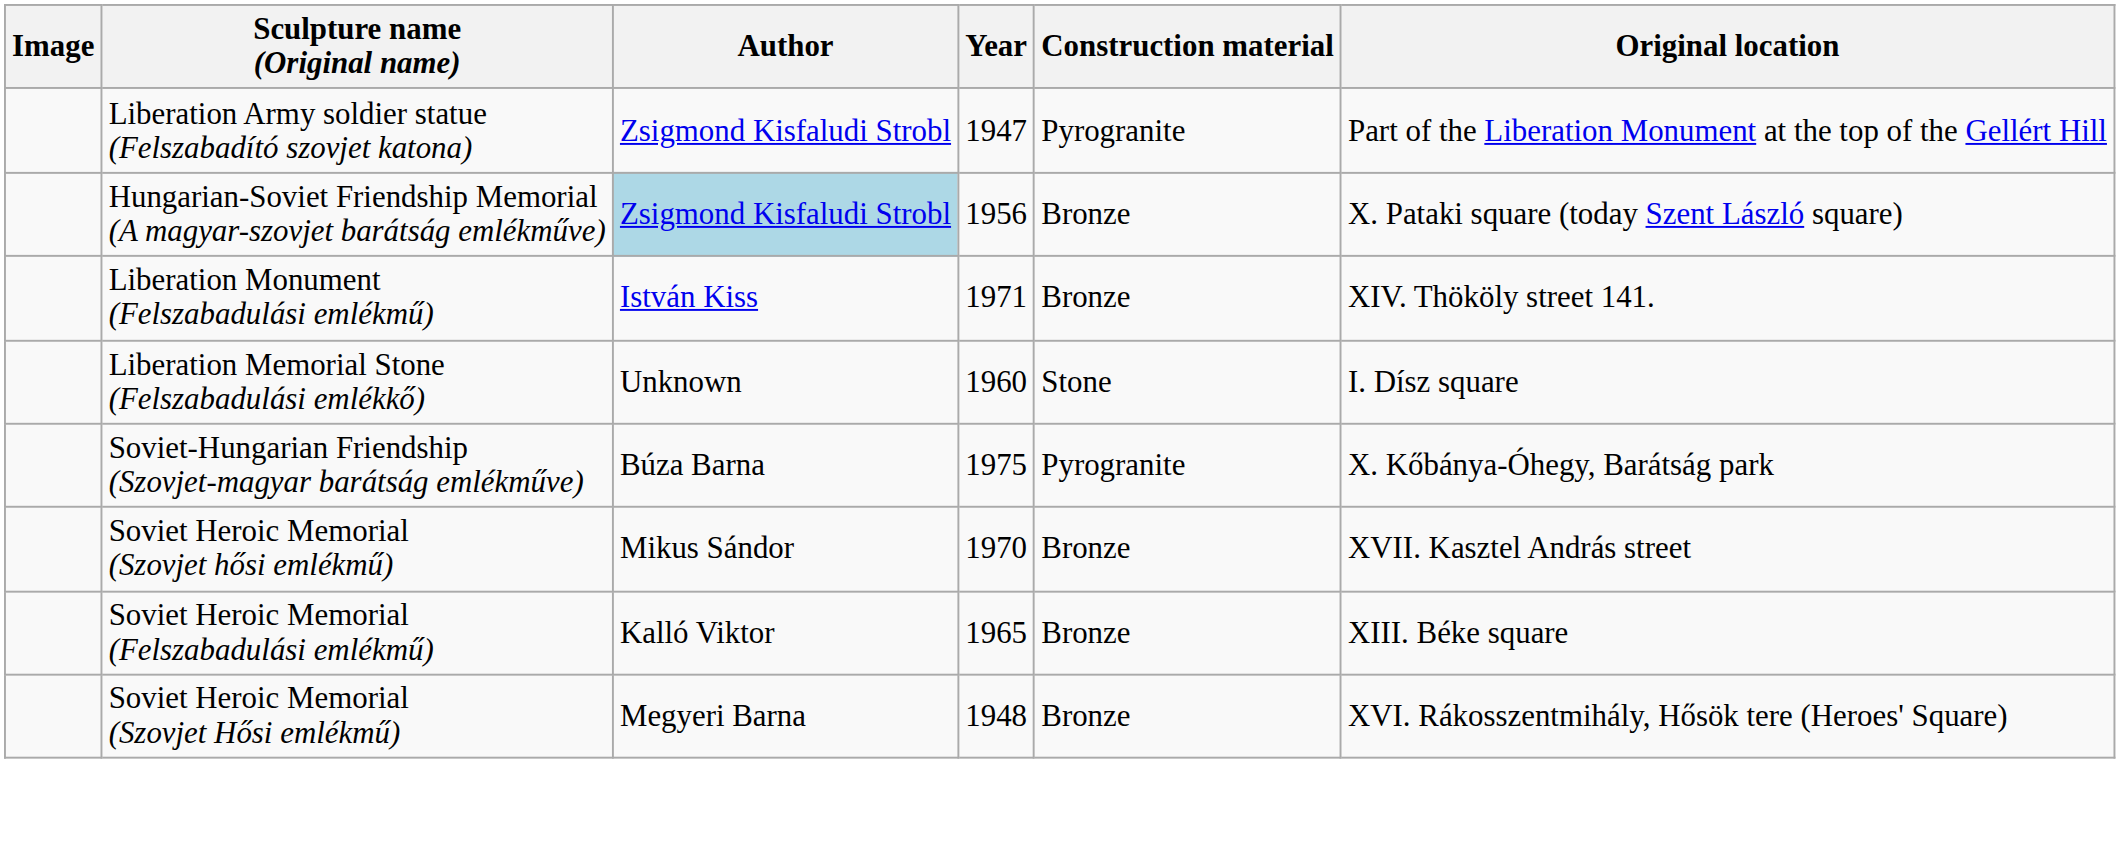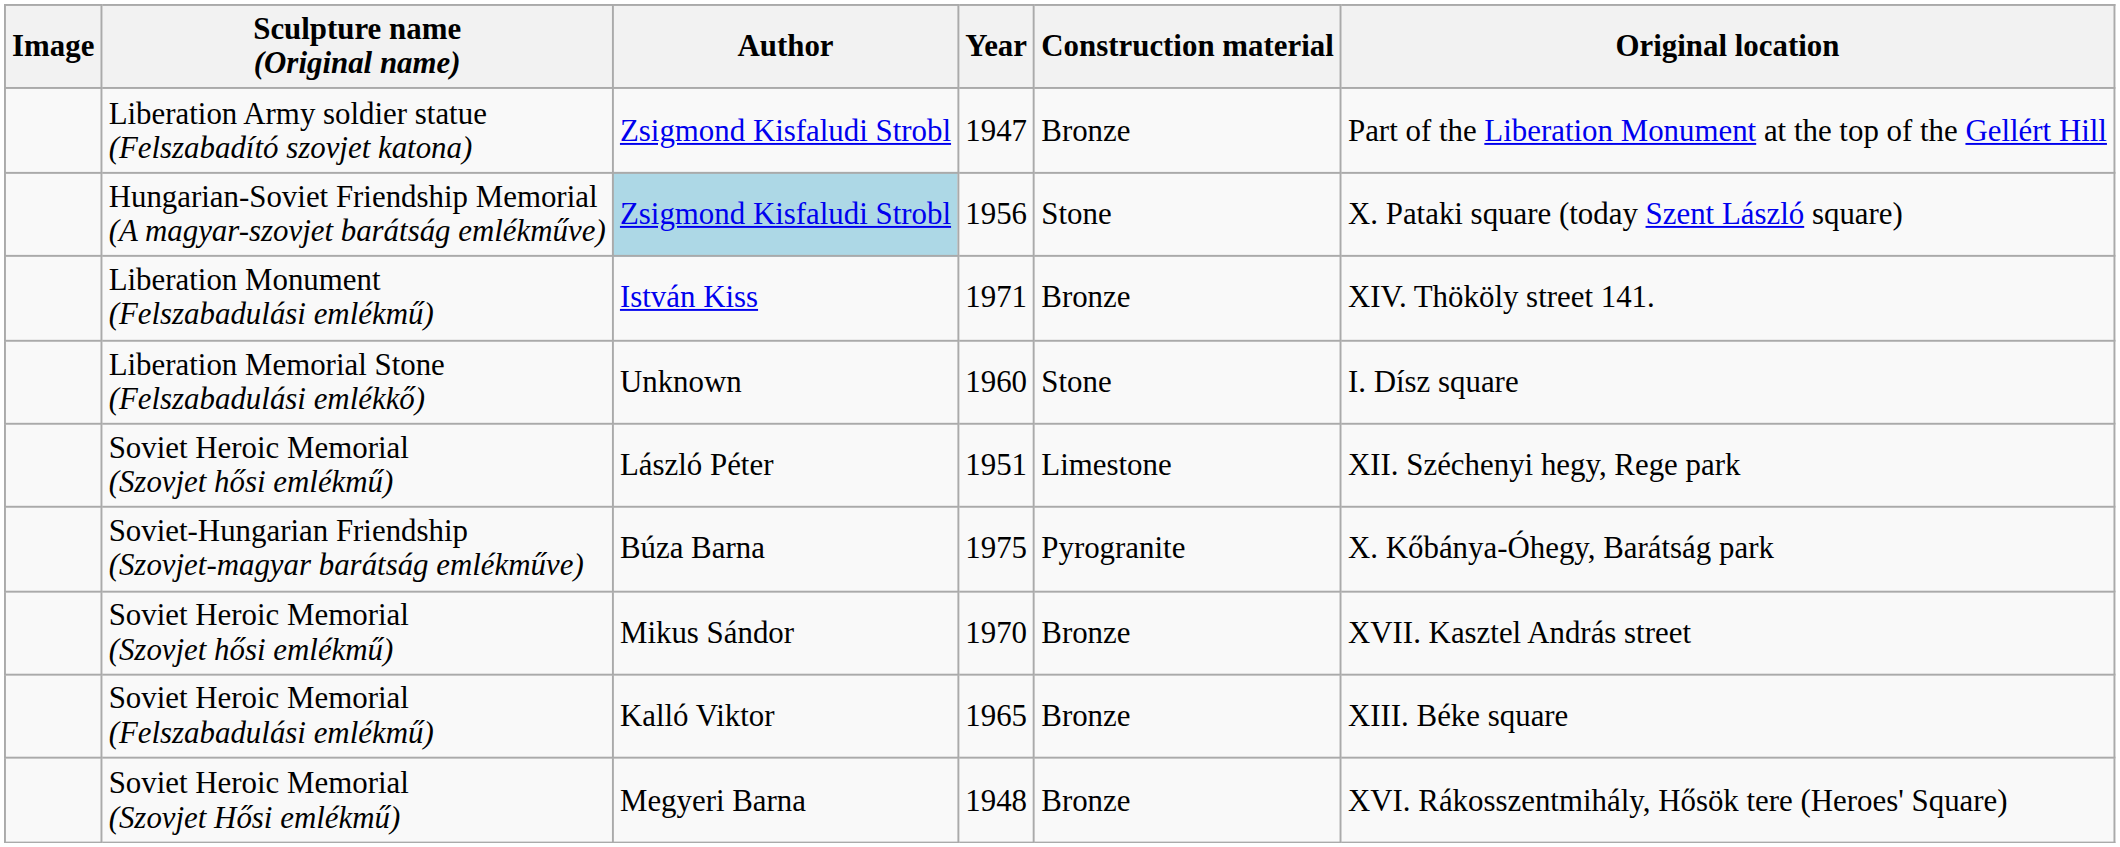(1113, 130) Pyrogranite -> (1086, 130) Bronze
(1086, 213) Bronze -> (1076, 213) Stone
+ row: (996, 464)
